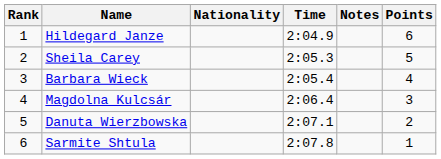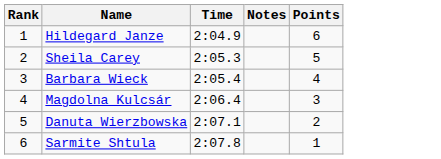- column: (237, 15)
